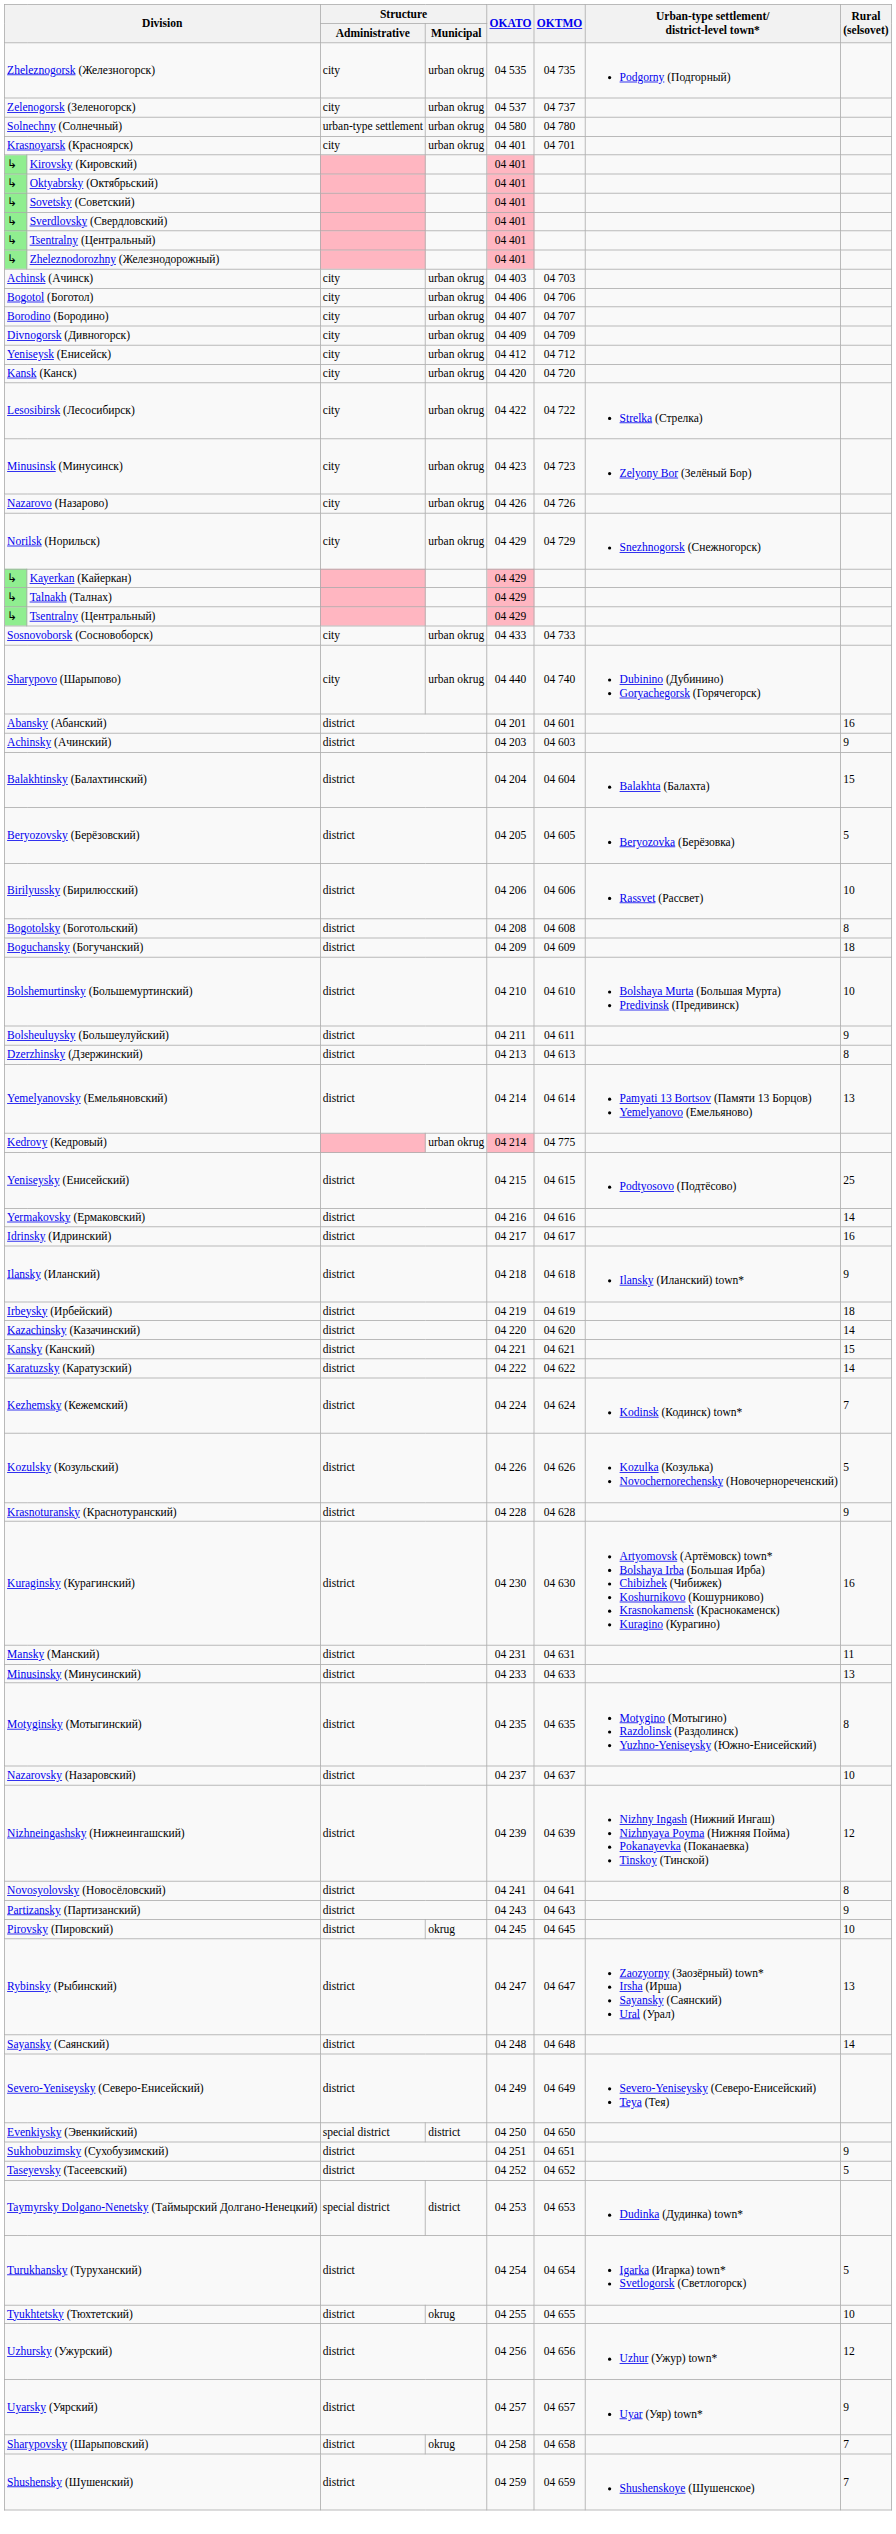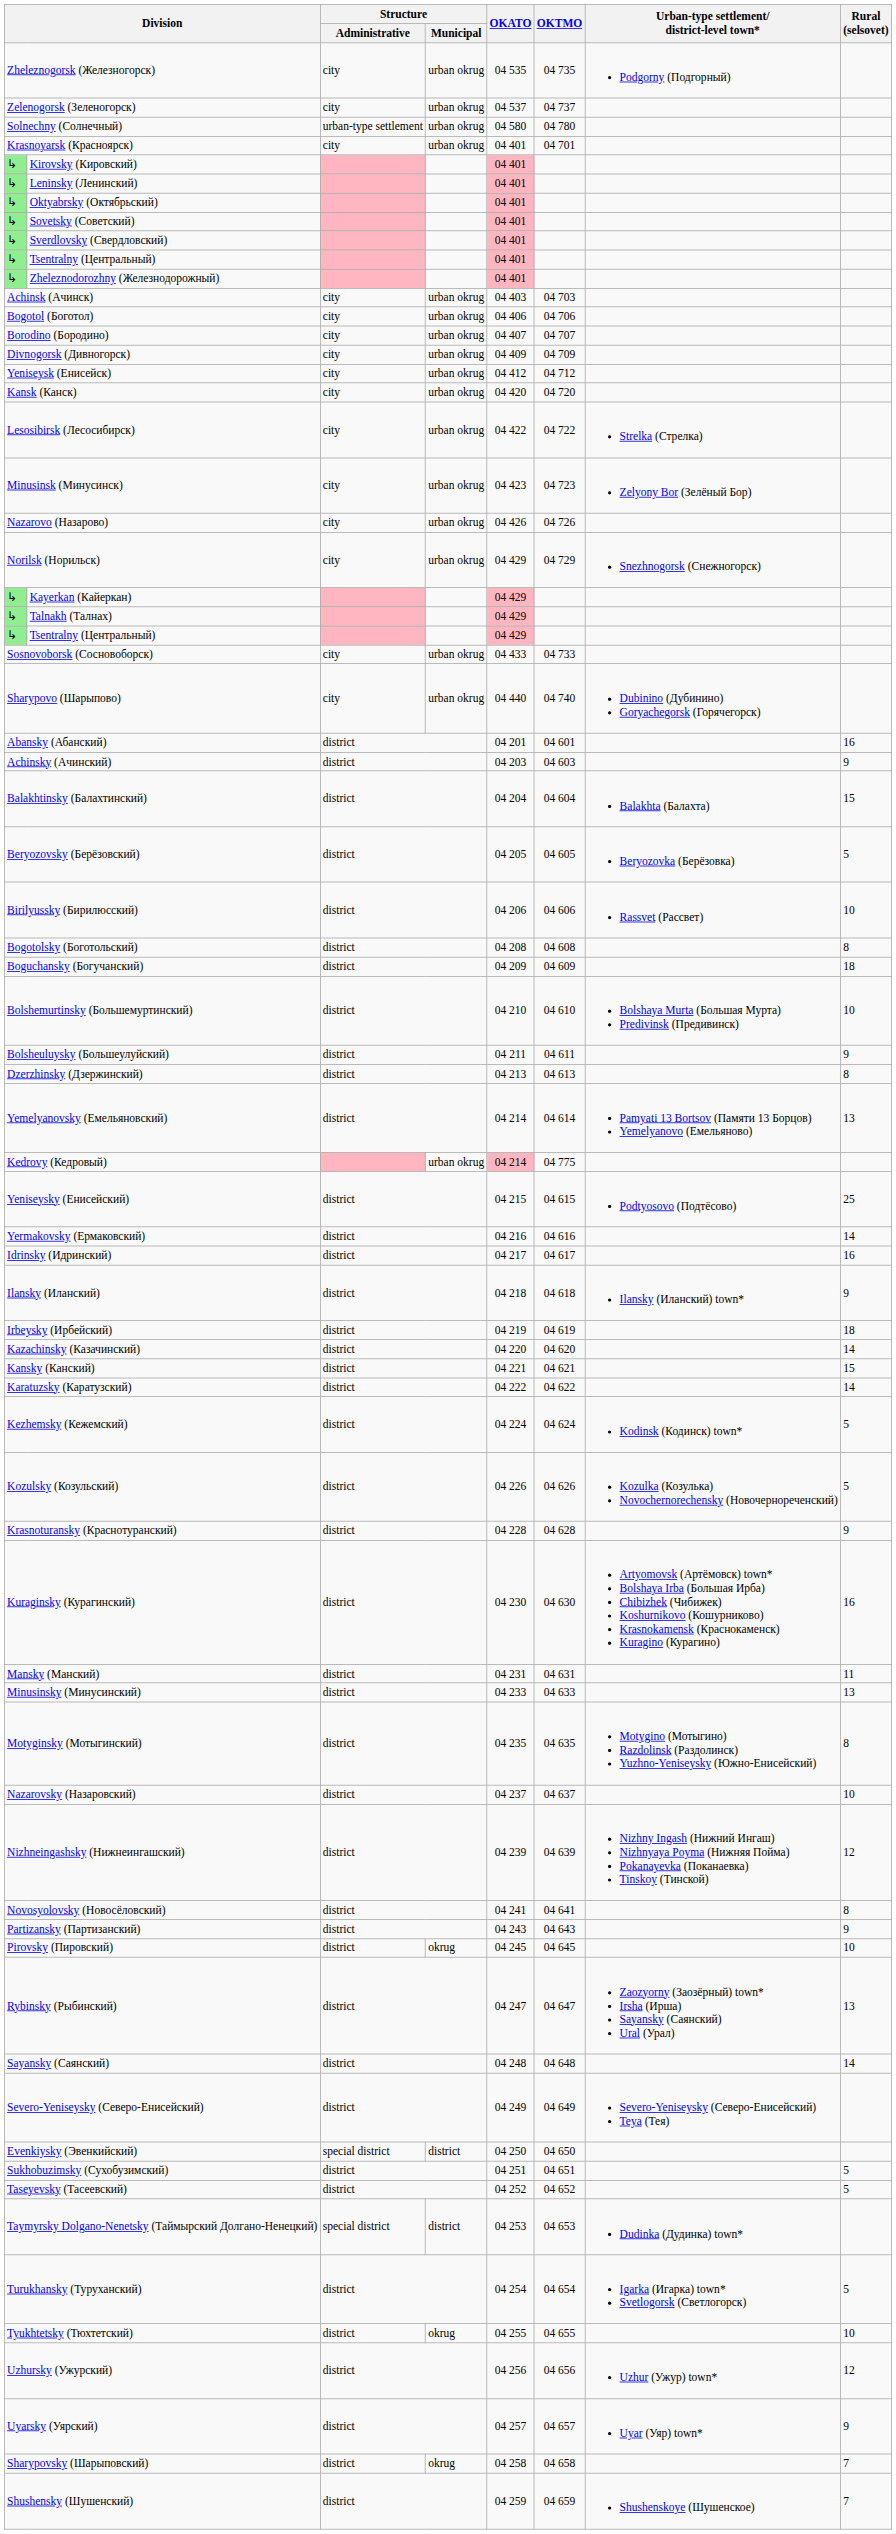+ row: (12, 184)
(846, 1406) 7 -> (846, 1425) 5
(846, 2152) 9 -> (846, 2171) 5
